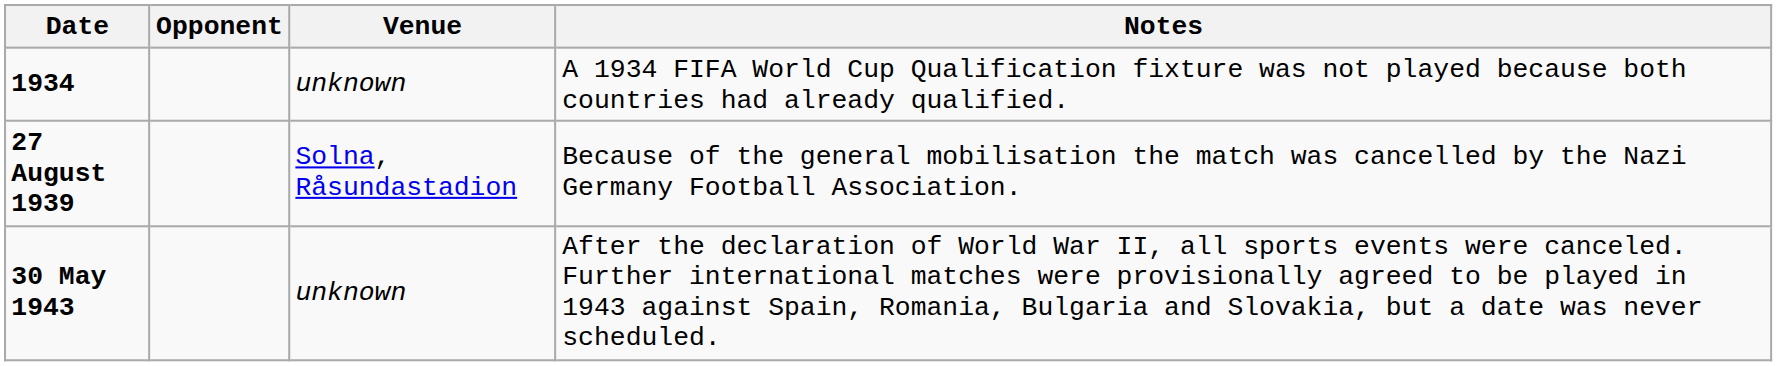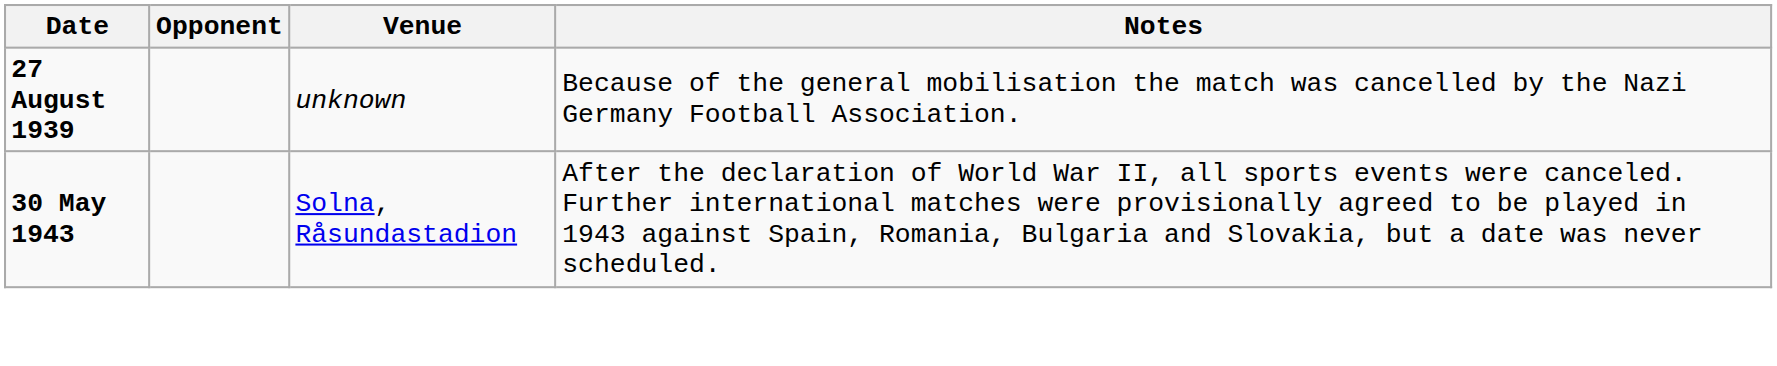- row: (43, 85)
(406, 173) Solna, Råsundastadion -> (351, 100) unknown
(351, 293) unknown -> (406, 219) Solna, Råsundastadion
